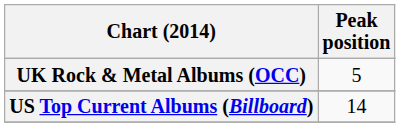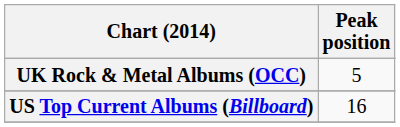(357, 106) 14 -> (357, 106) 16
